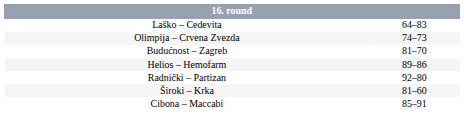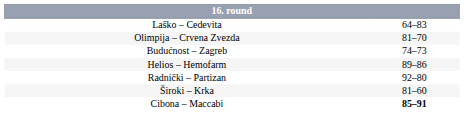(414, 38) 74–73 -> (414, 38) 81–70
(414, 51) 81–70 -> (414, 51) 74–73
(414, 104) normal -> (414, 104) bold
